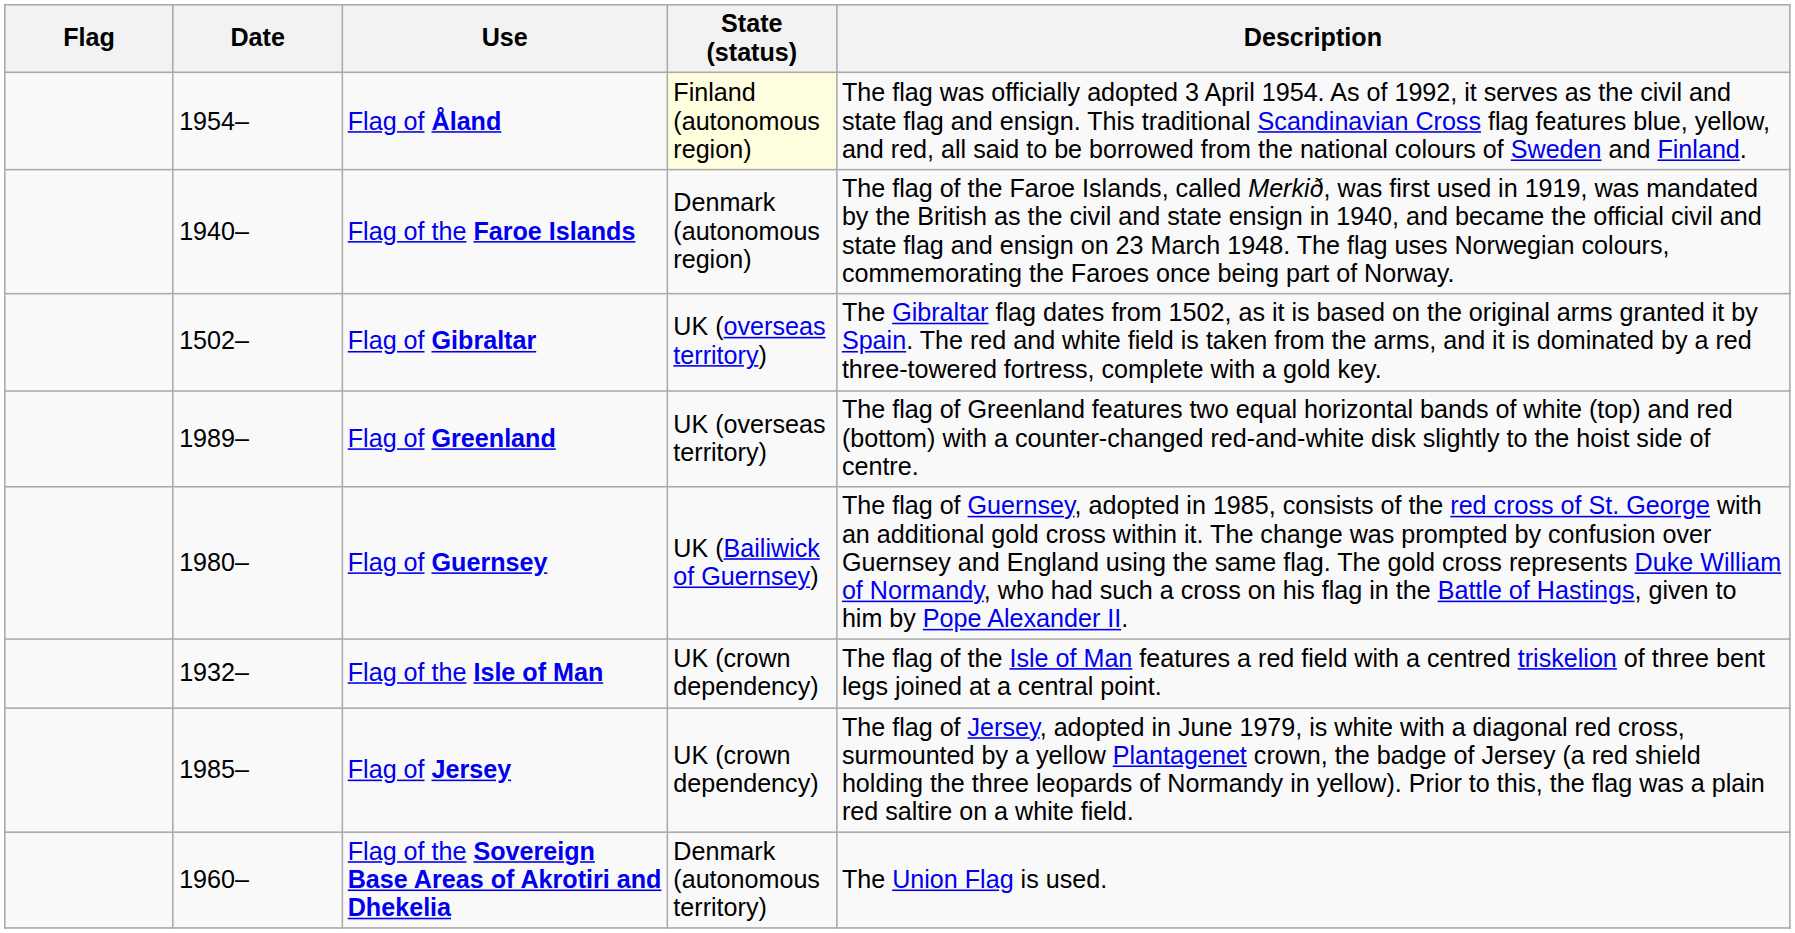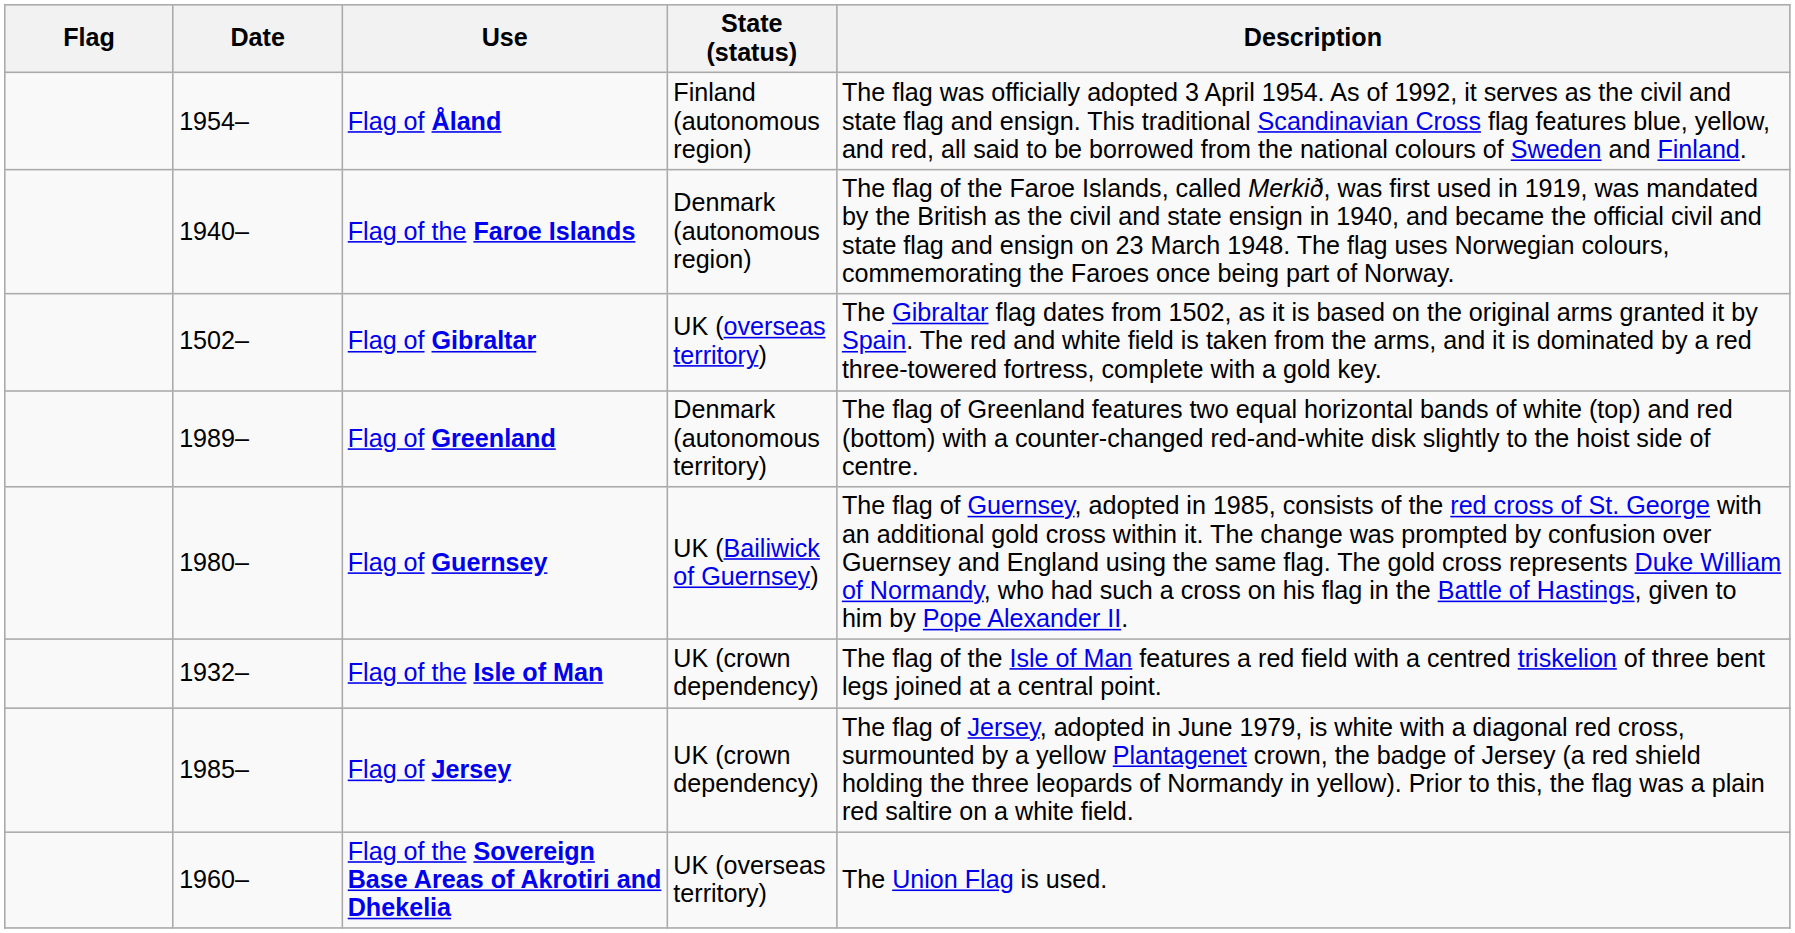(747, 120) lightyellow background -> (747, 120) no background
(749, 438) UK (overseas territory) -> (747, 438) Denmark (autonomous territory)
(747, 880) Denmark (autonomous territory) -> (749, 880) UK (overseas territory)
